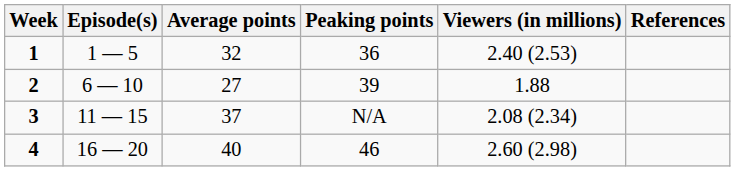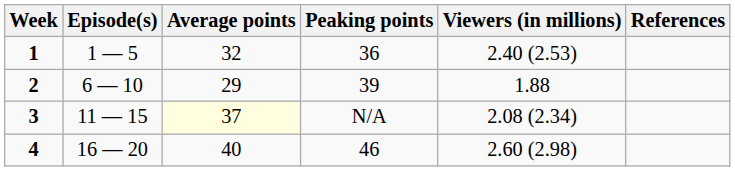(231, 85) 27 -> (231, 85) 29
(231, 117) no background -> (231, 117) lightyellow background
